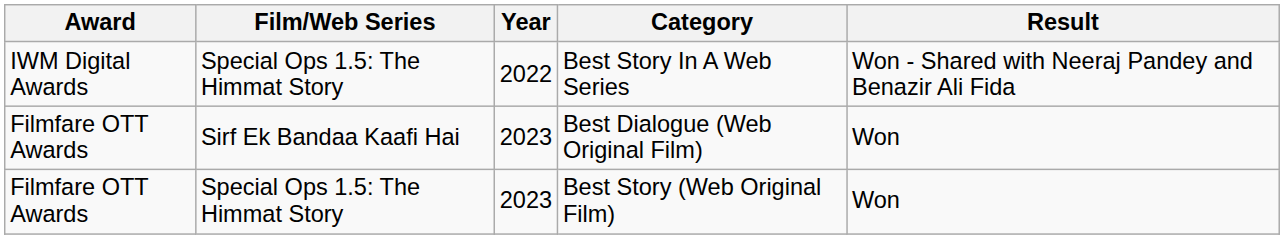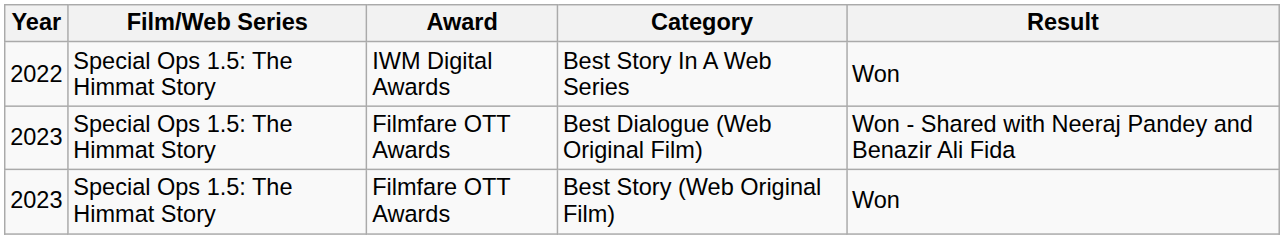columns swapped: (526, 23) <-> (100, 23)
(1052, 73) Won - Shared with Neeraj Pandey and Benazir Ali Fida -> (876, 73) Won
(330, 137) Sirf Ek Bandaa Kaafi Hai -> (183, 137) Special Ops 1.5: The Himmat Story
(876, 137) Won -> (1052, 137) Won - Shared with Neeraj Pandey and Benazir Ali Fida
